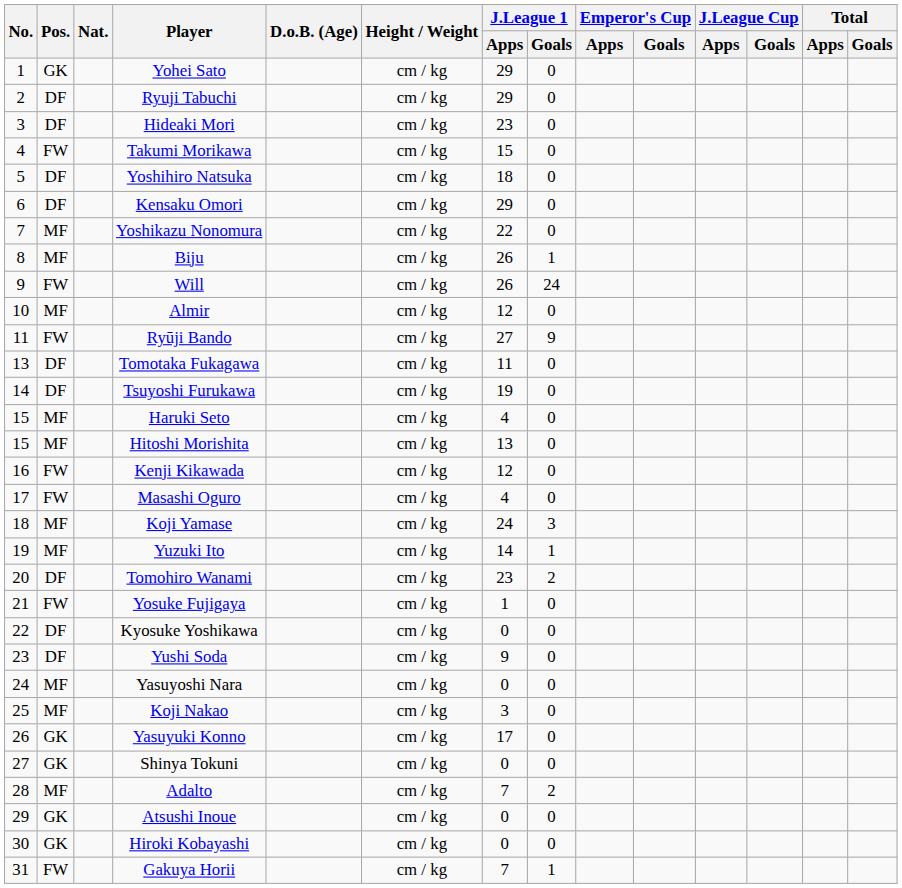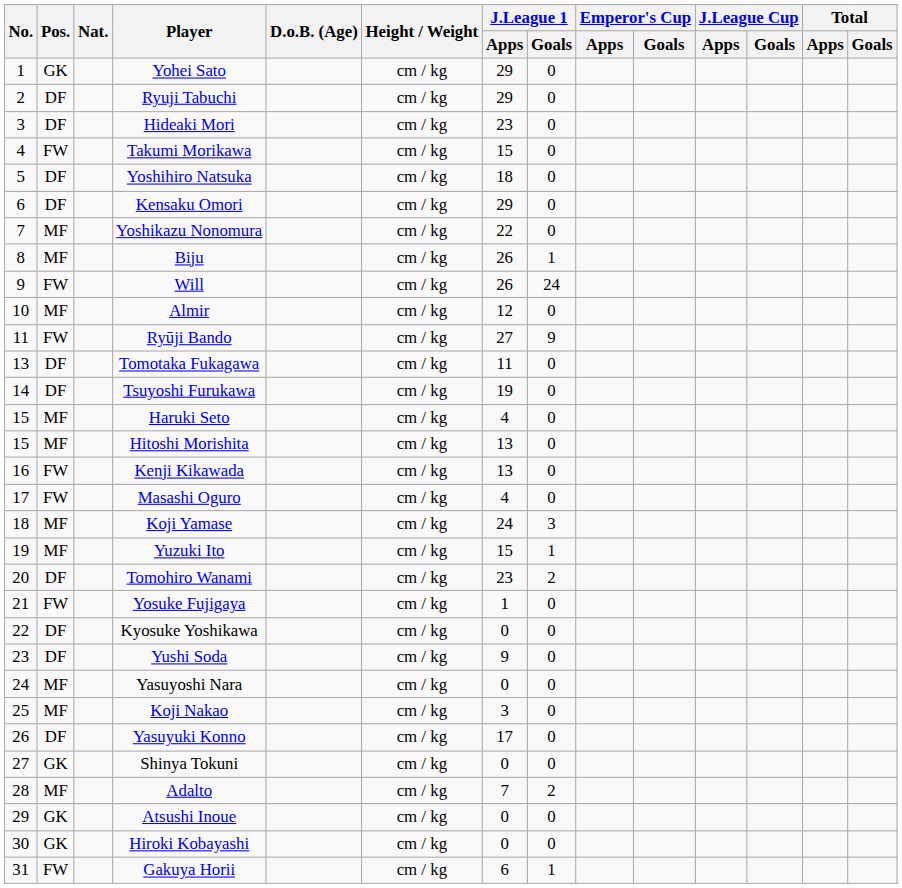(505, 470) 12 -> (505, 470) 13
(505, 550) 14 -> (505, 550) 15
(56, 737) GK -> (56, 737) DF
(505, 870) 7 -> (505, 870) 6
